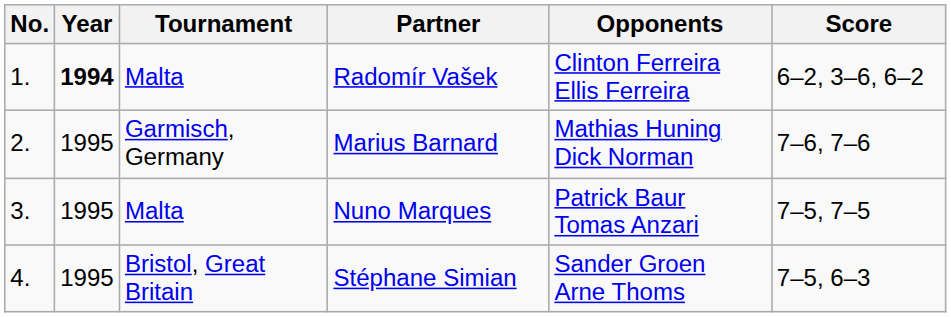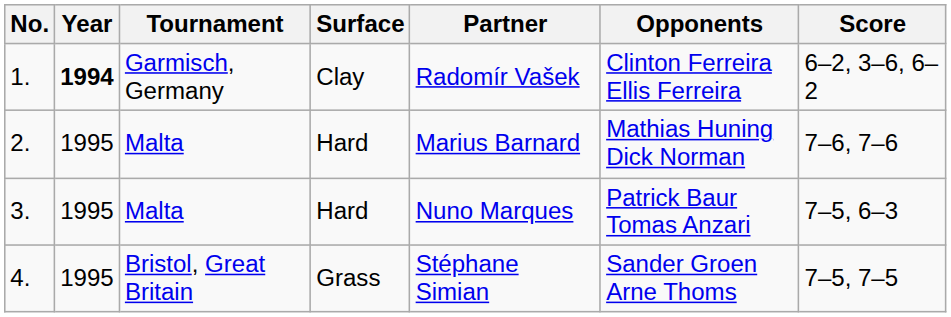+ column: (360, 23)
(154, 76) Malta -> (180, 76) Garmisch, Germany
(180, 143) Garmisch, Germany -> (154, 143) Malta
(824, 210) 7–5, 7–5 -> (851, 210) 7–5, 6–3
(824, 277) 7–5, 6–3 -> (851, 277) 7–5, 7–5
